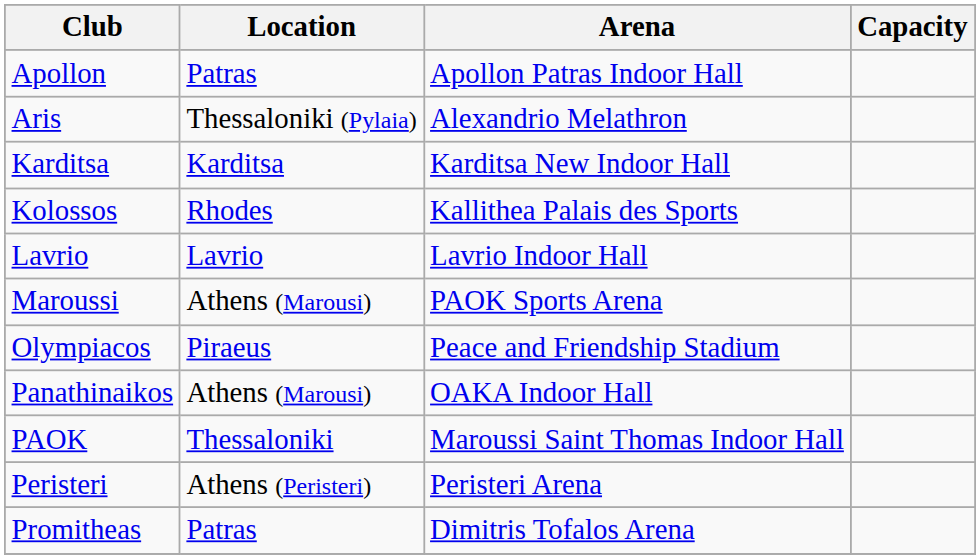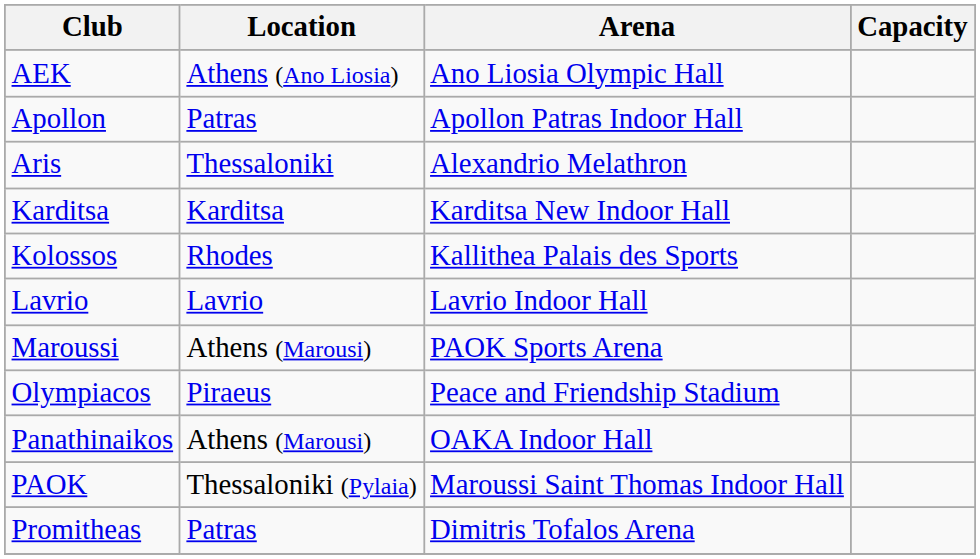+ row: (41, 73)
(302, 118) Thessaloniki (Pylaia) -> (260, 164) Thessaloniki
(260, 438) Thessaloniki -> (302, 484) Thessaloniki (Pylaia)
- row: (60, 484)
